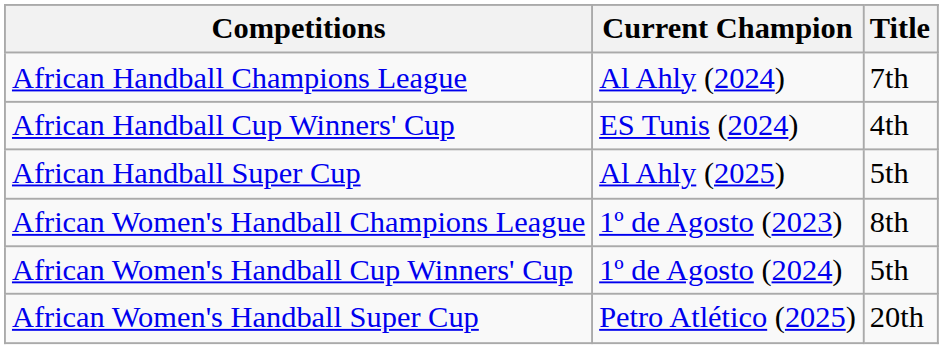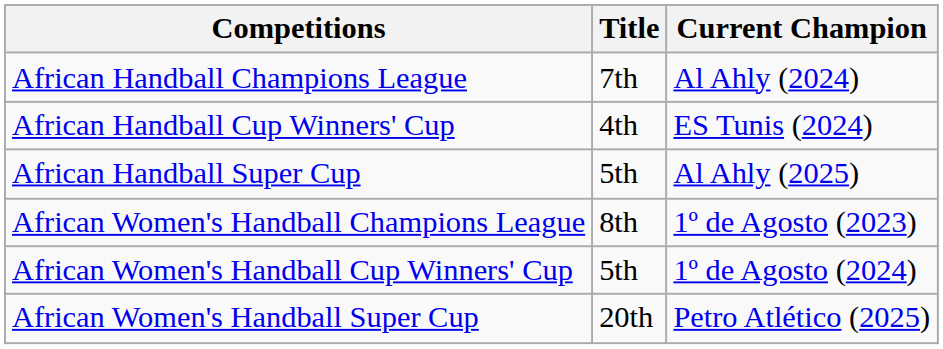columns swapped: (727, 28) <-> (900, 28)
